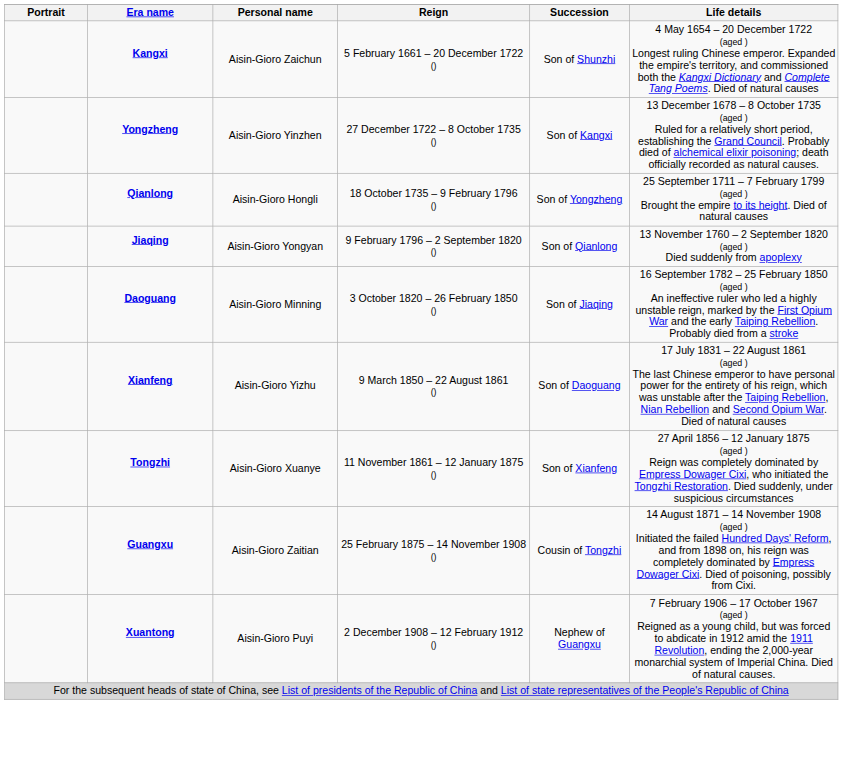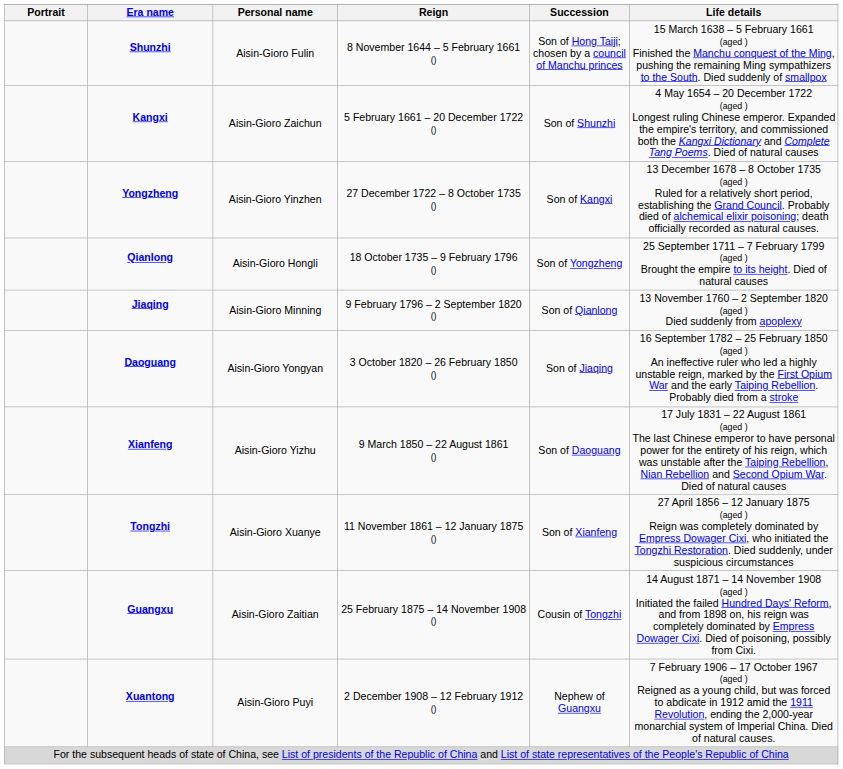+ row: (150, 47)
(275, 246) Aisin-Gioro Yongyan -> (275, 310) Aisin-Gioro Minning
(275, 304) Aisin-Gioro Minning -> (275, 368) Aisin-Gioro Yongyan
